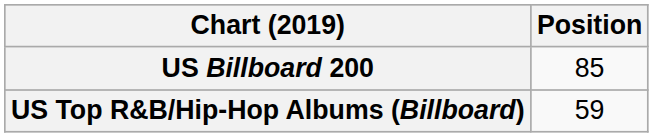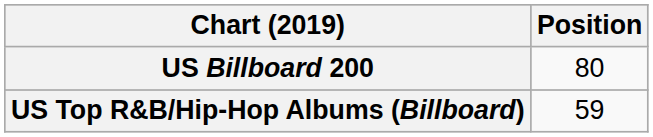(590, 68) 85 -> (590, 68) 80
